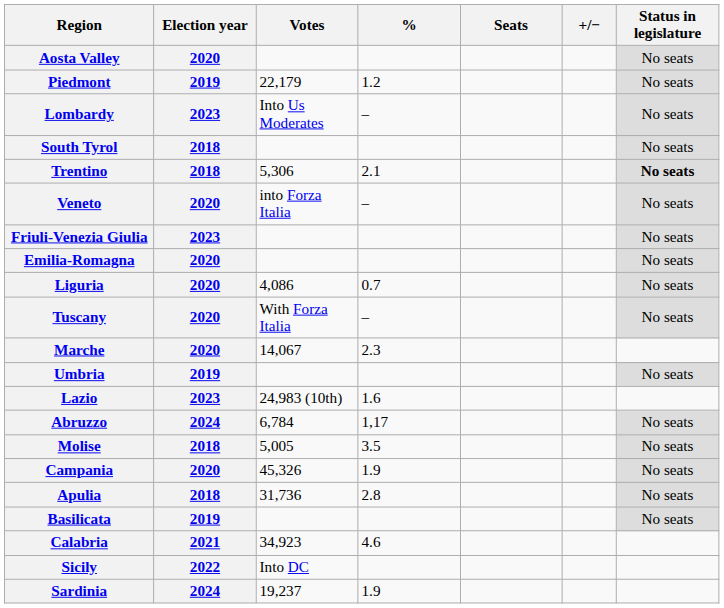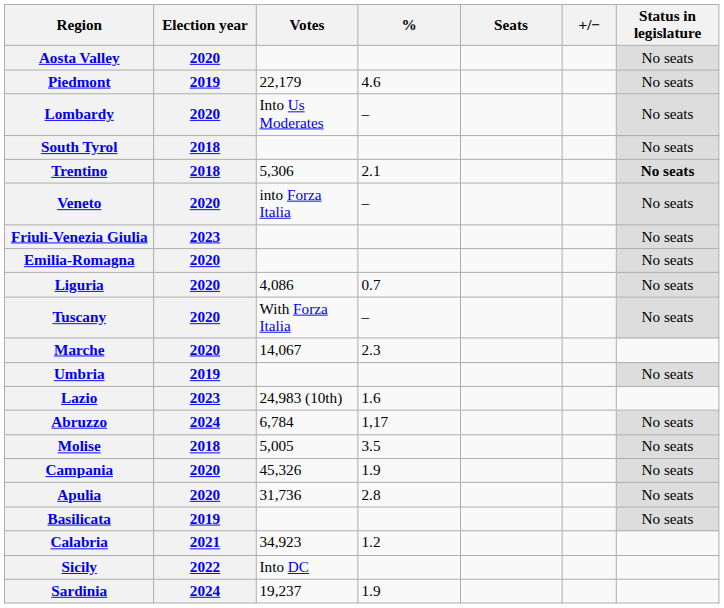(371, 81) 1.2 -> (371, 81) 4.6
(205, 114) 2023 -> (205, 114) 2020
(205, 494) 2018 -> (205, 494) 2020
(371, 542) 4.6 -> (371, 542) 1.2
